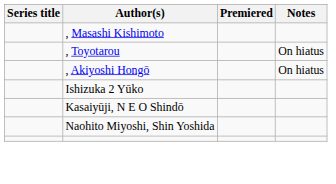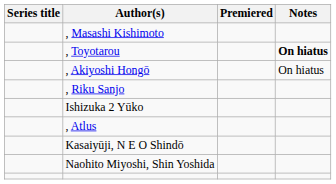(301, 51) normal -> (303, 51) bold
+ row: (95, 88)
+ row: (81, 126)
